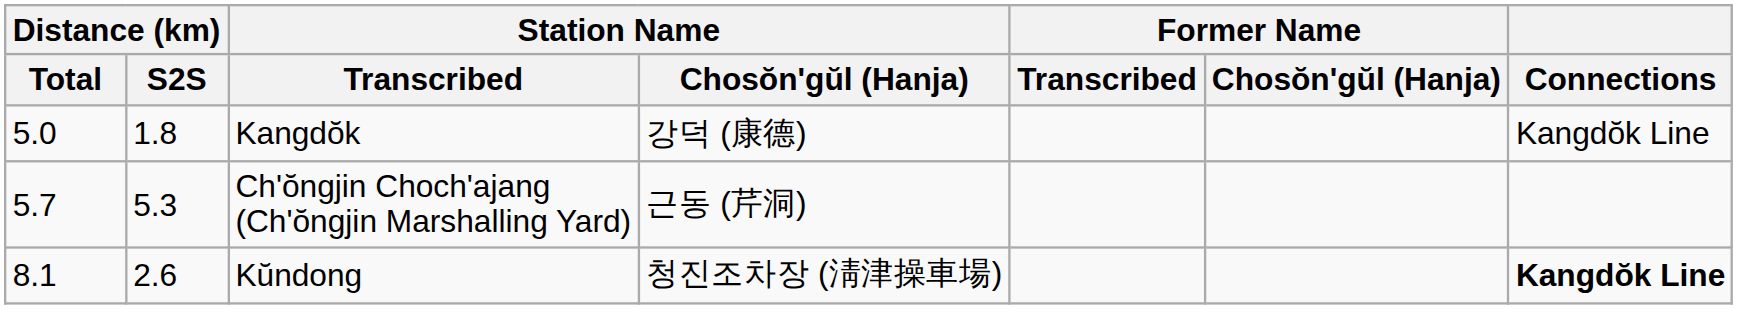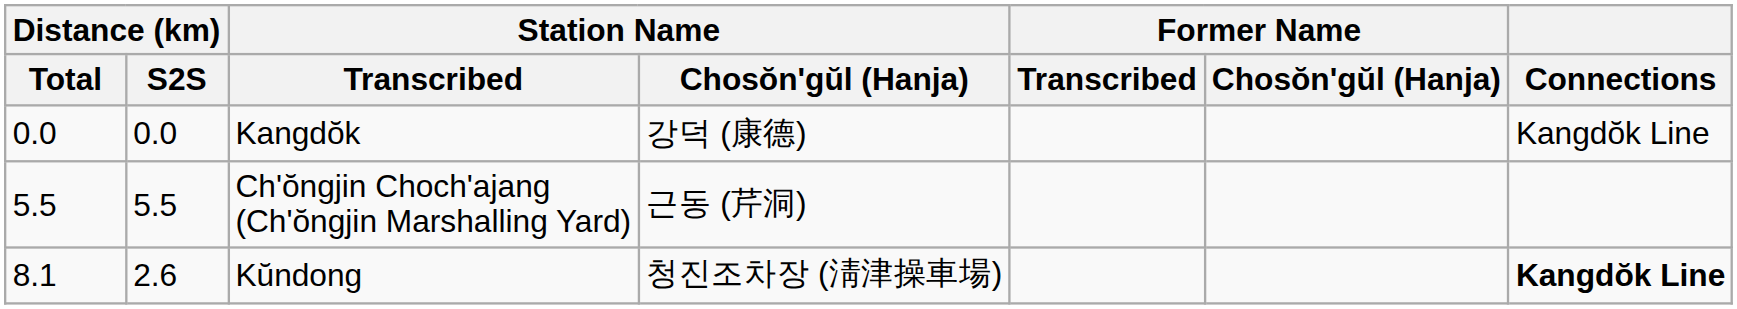(35, 133) 5.0 -> (35, 133) 0.0
(155, 133) 1.8 -> (155, 133) 0.0
(35, 204) 5.7 -> (35, 204) 5.5
(155, 204) 5.3 -> (155, 204) 5.5
